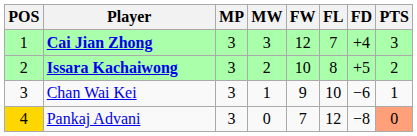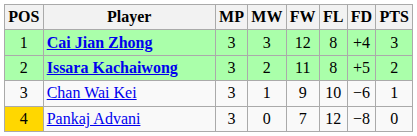(333, 42) 7 -> (333, 42) 8
(303, 67) 10 -> (303, 67) 11
(394, 118) lightsalmon background -> (394, 118) no background
